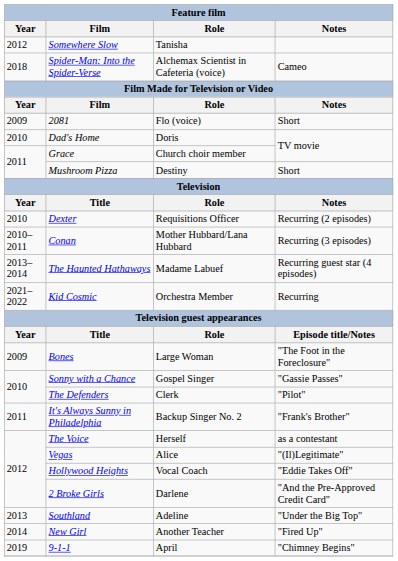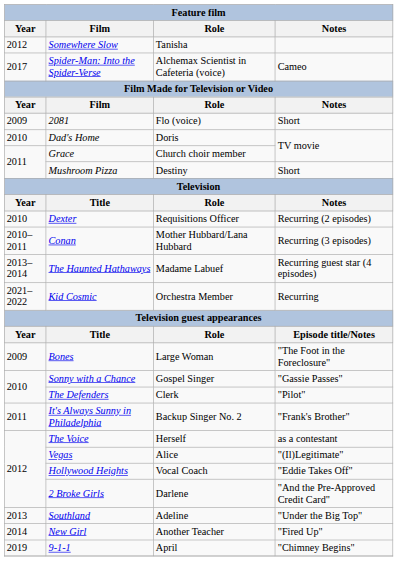(17, 67) 2018 -> (17, 67) 2017
